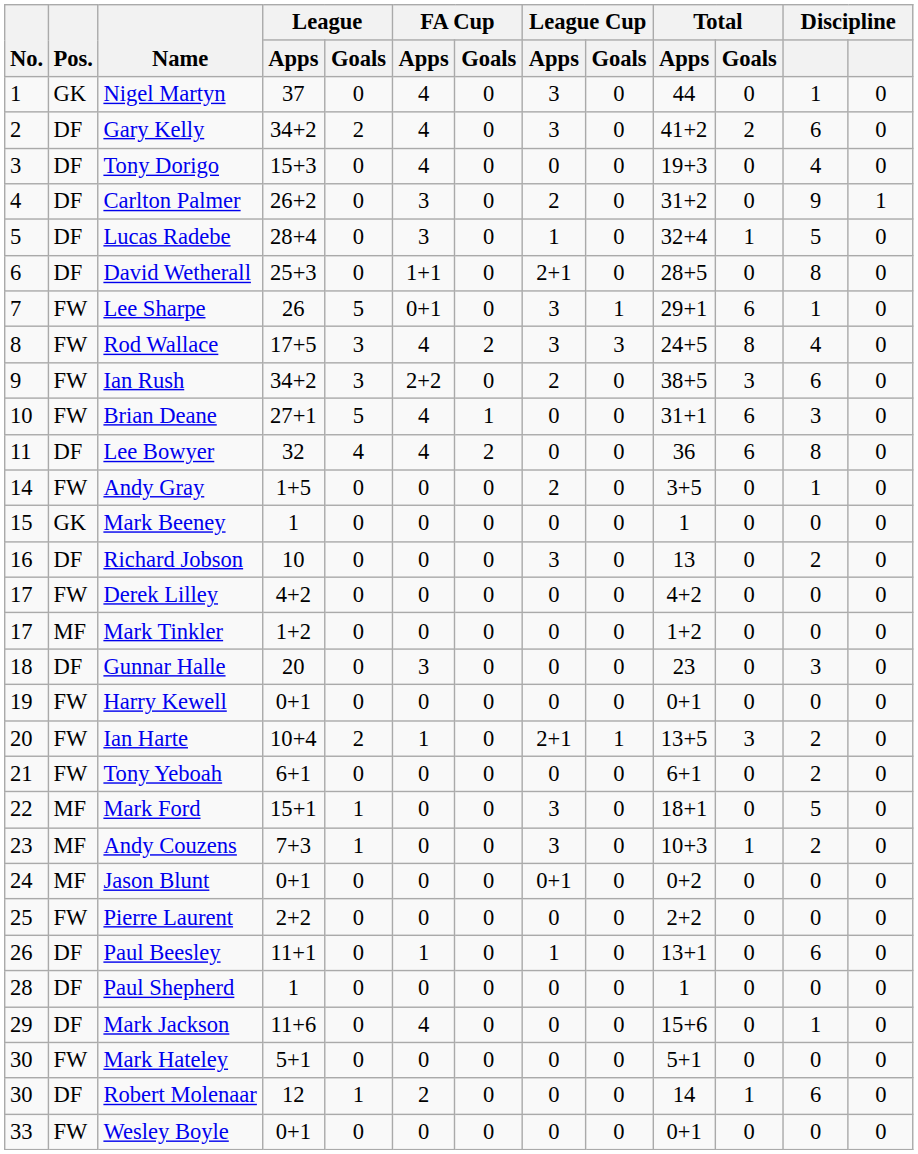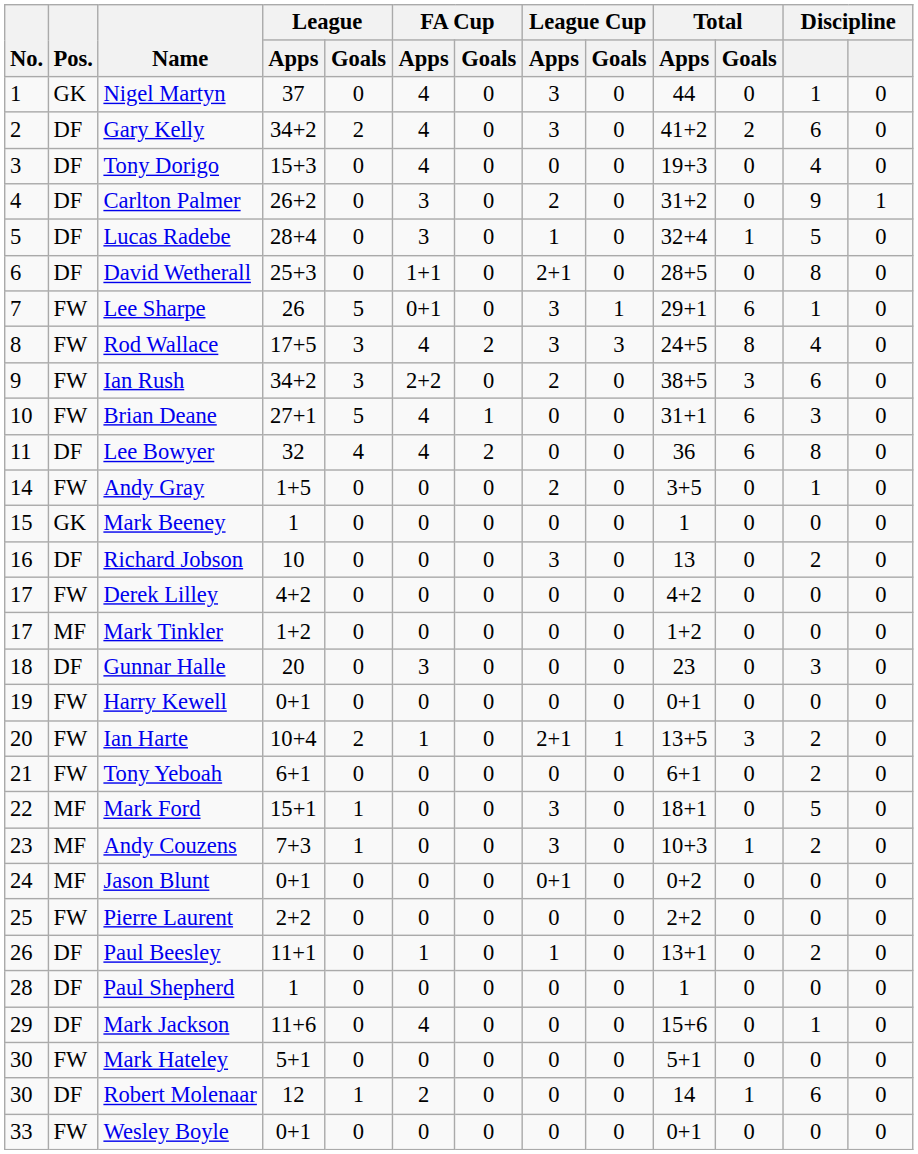(816, 952) 6 -> (816, 952) 2
